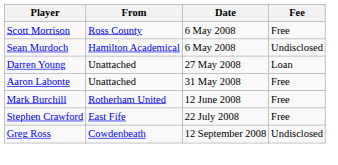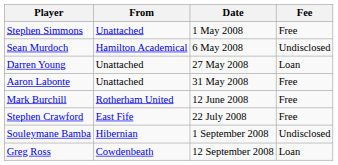+ row: (45, 30)
- row: (38, 30)
+ row: (49, 134)
(297, 134) Undisclosed -> (289, 151) Loan
